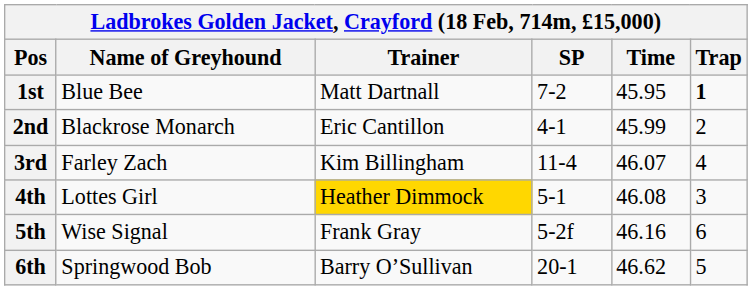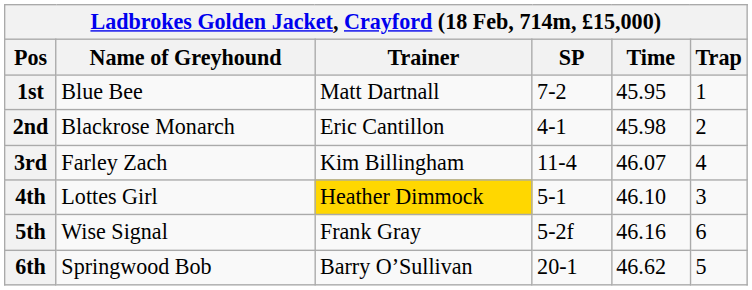(701, 92) bold -> (701, 92) normal
(641, 127) 45.99 -> (641, 127) 45.98
(641, 197) 46.08 -> (641, 197) 46.10
